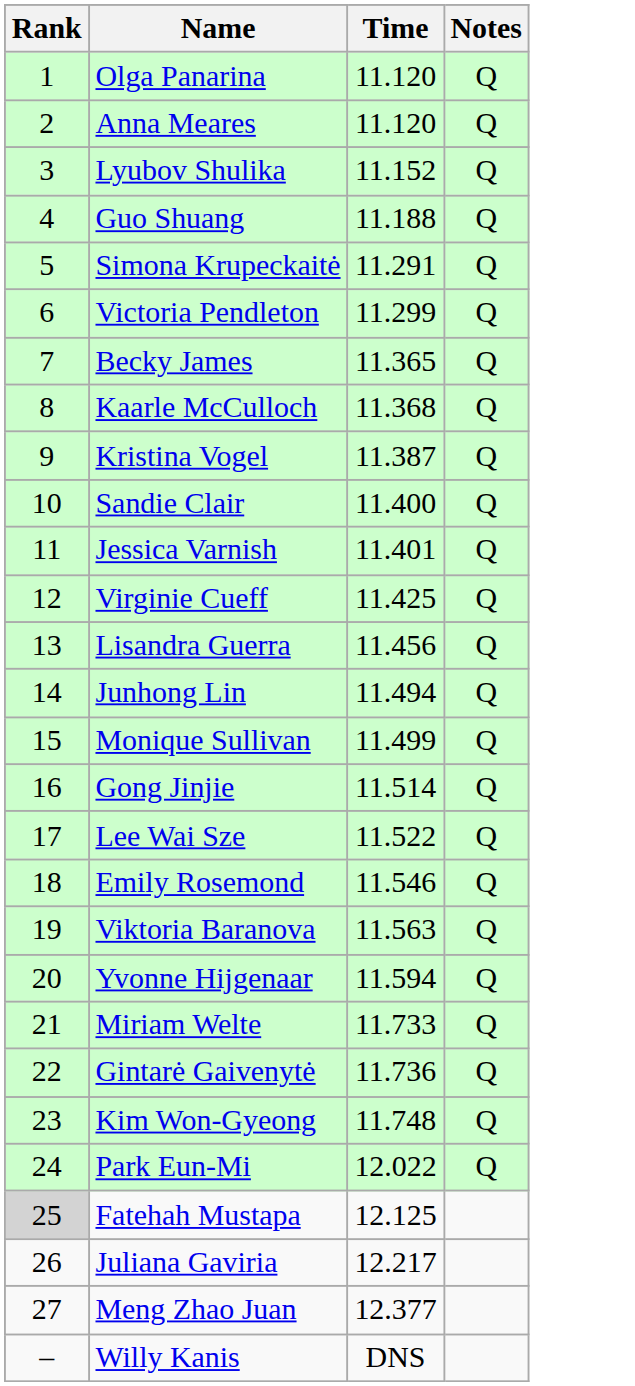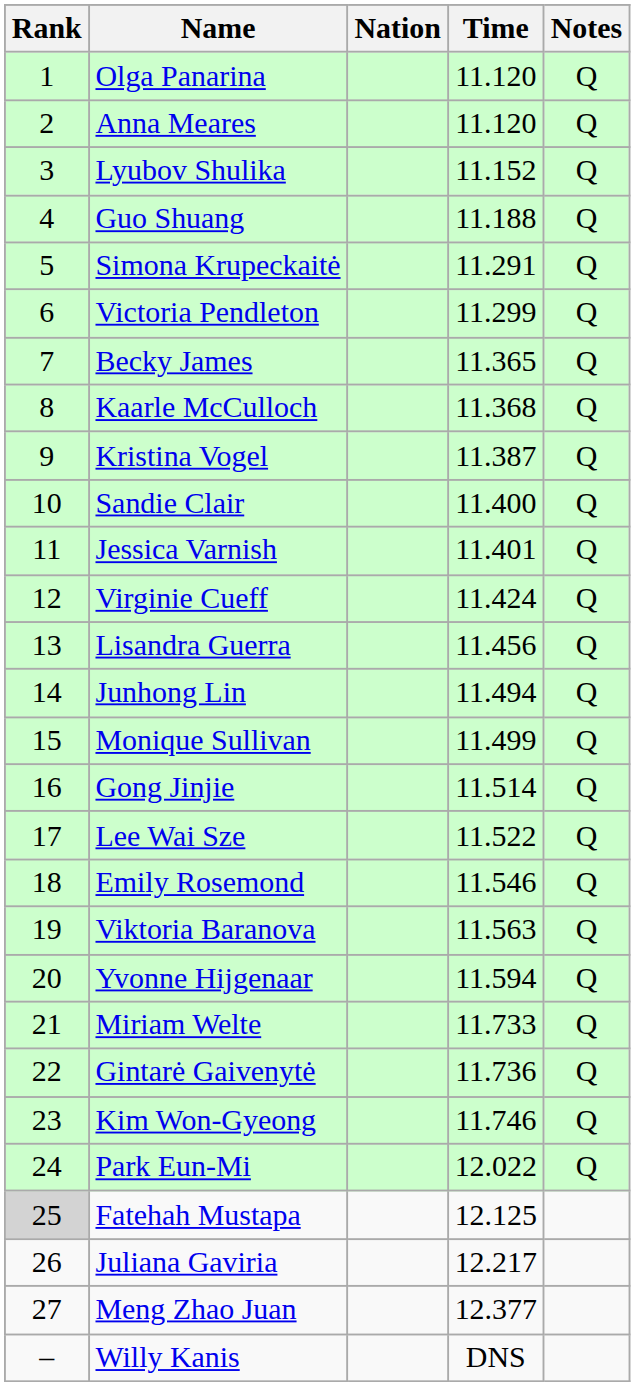+ column: (398, 28)
(396, 597) 11.425 -> (496, 597) 11.424
(396, 1119) 11.748 -> (496, 1119) 11.746
